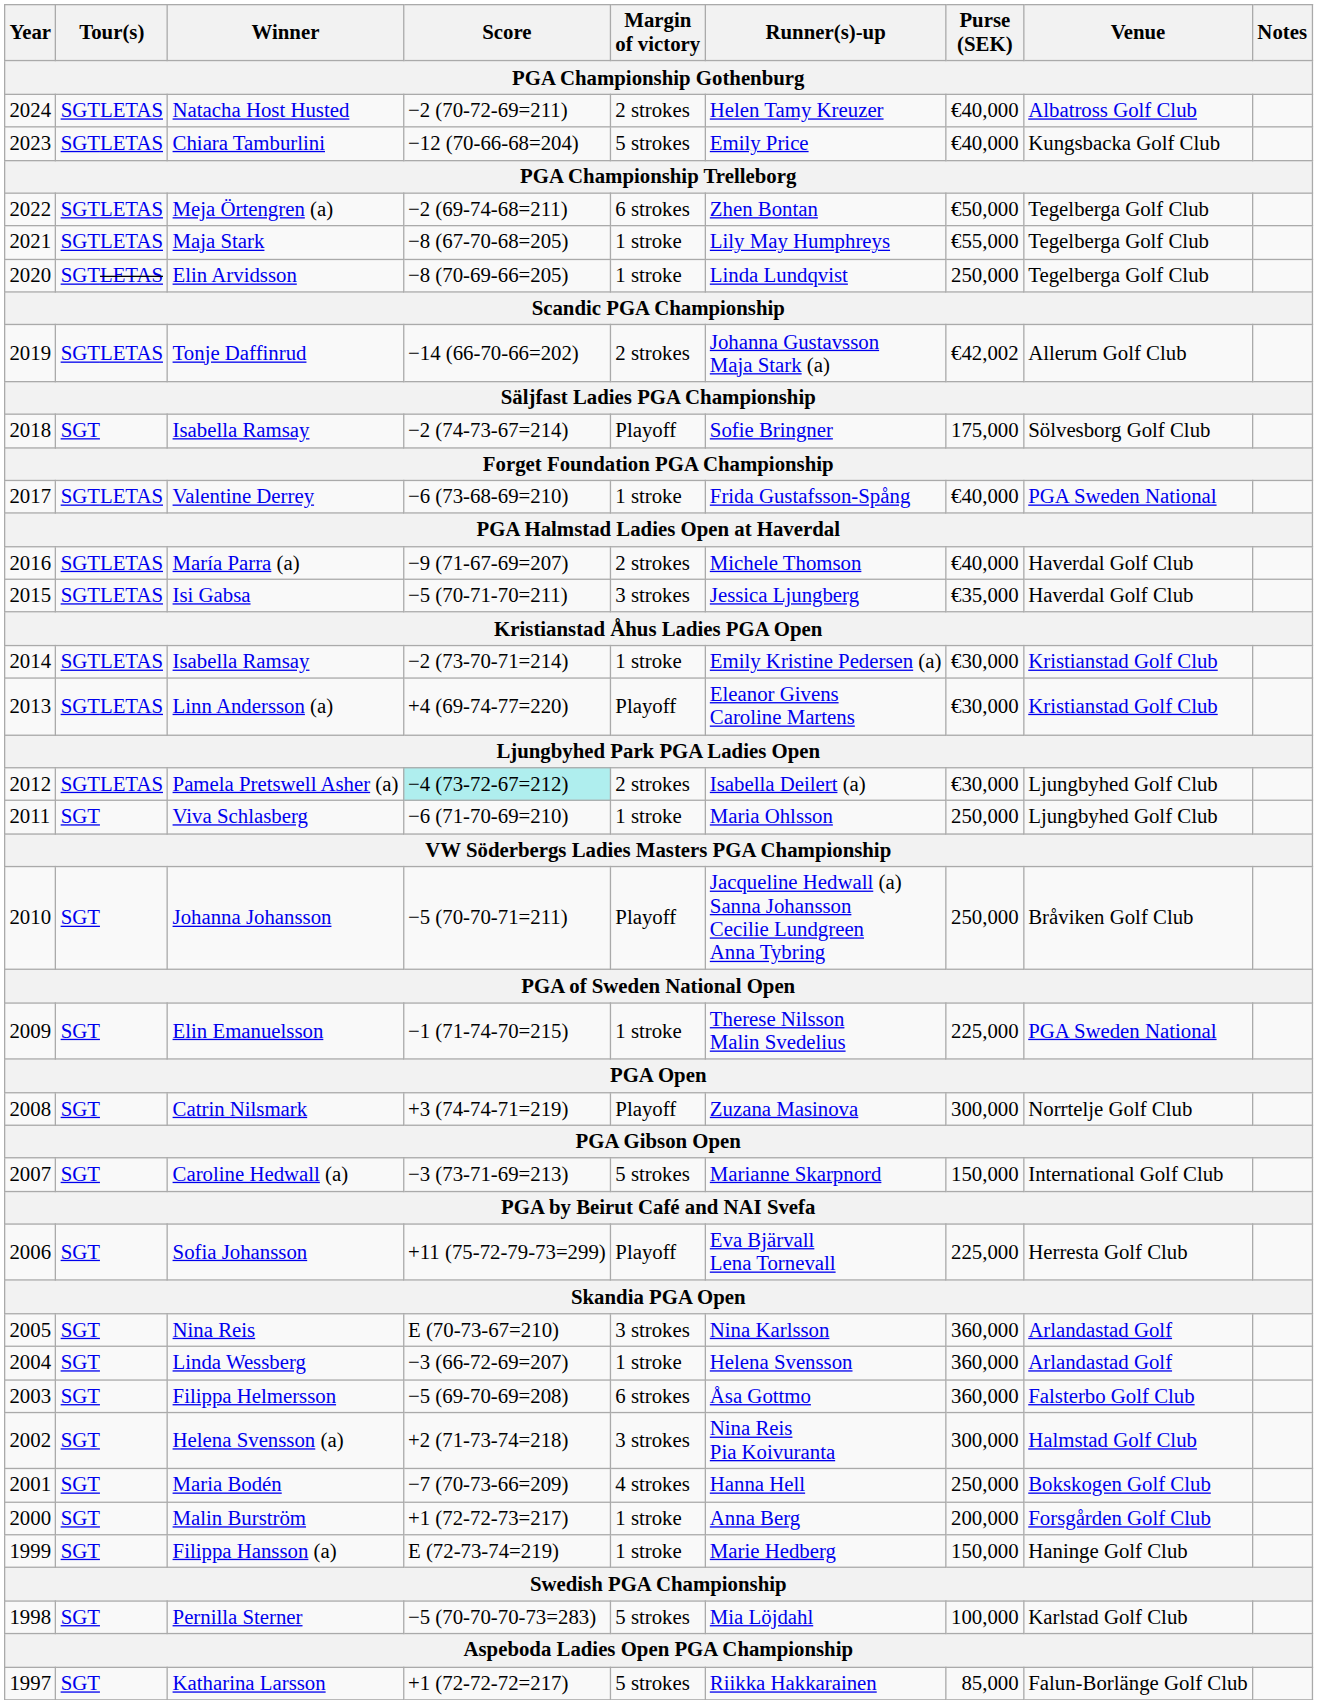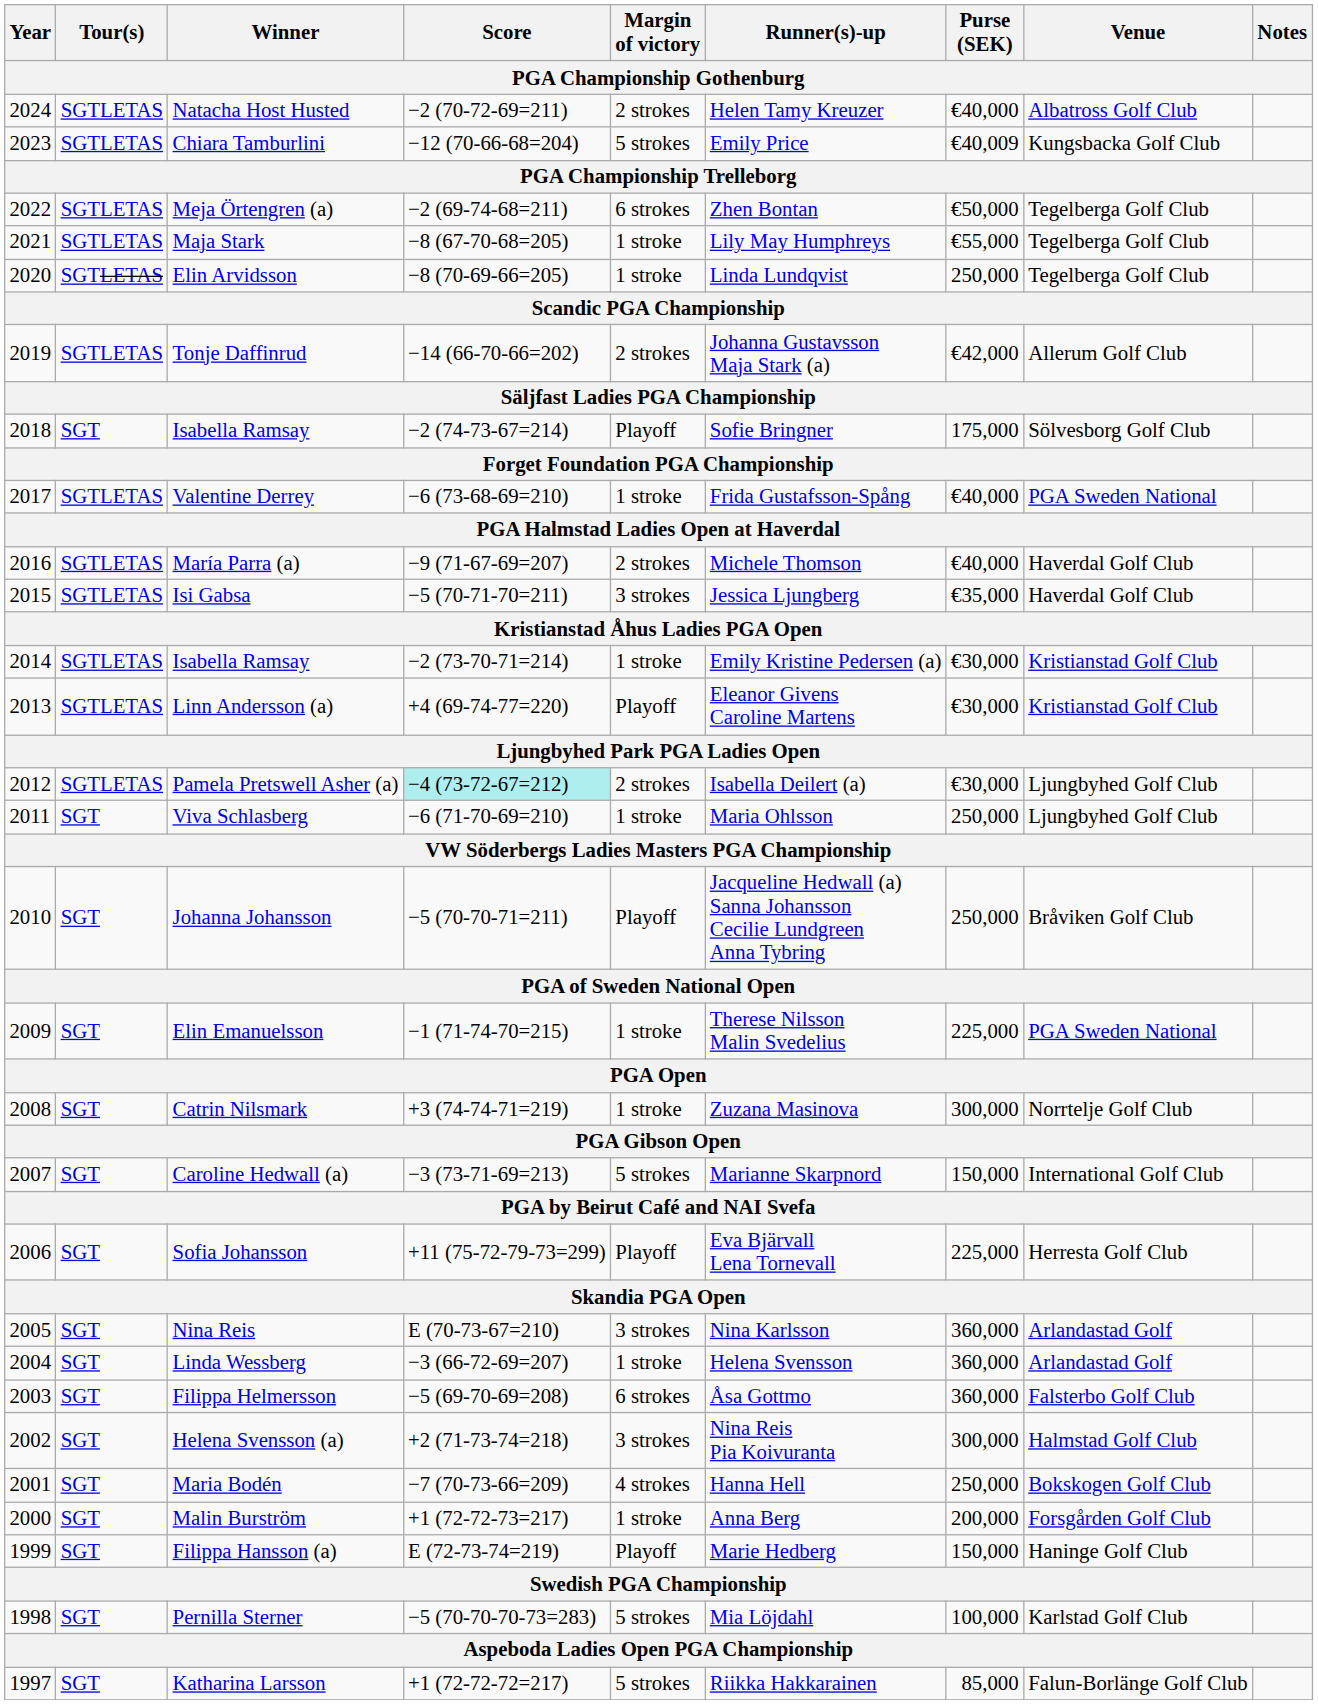(985, 143) €40,000 -> (985, 143) €40,009
(985, 352) €42,002 -> (985, 352) €42,000
(646, 1108) Playoff -> (649, 1108) 1 stroke
(649, 1551) 1 stroke -> (646, 1551) Playoff
